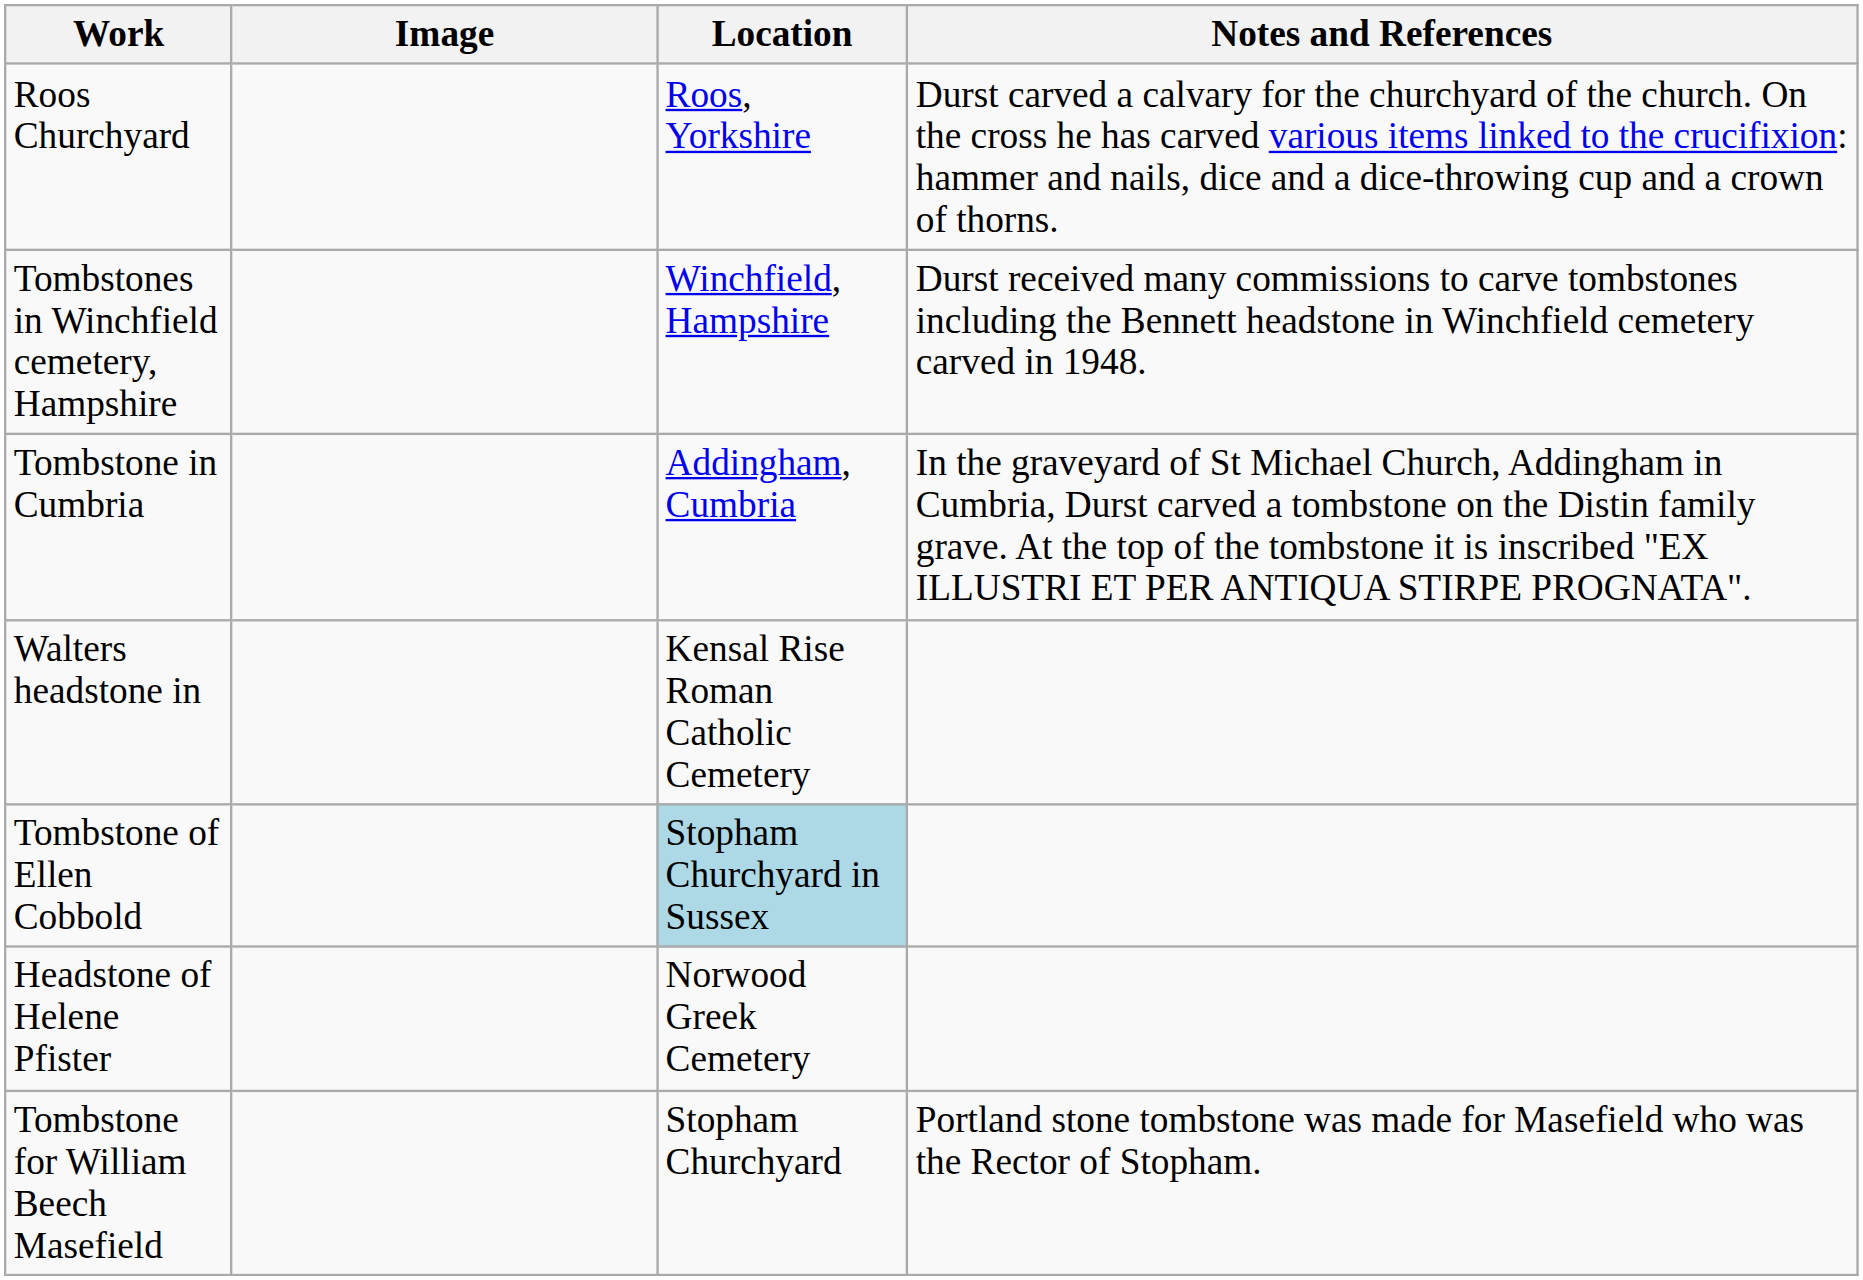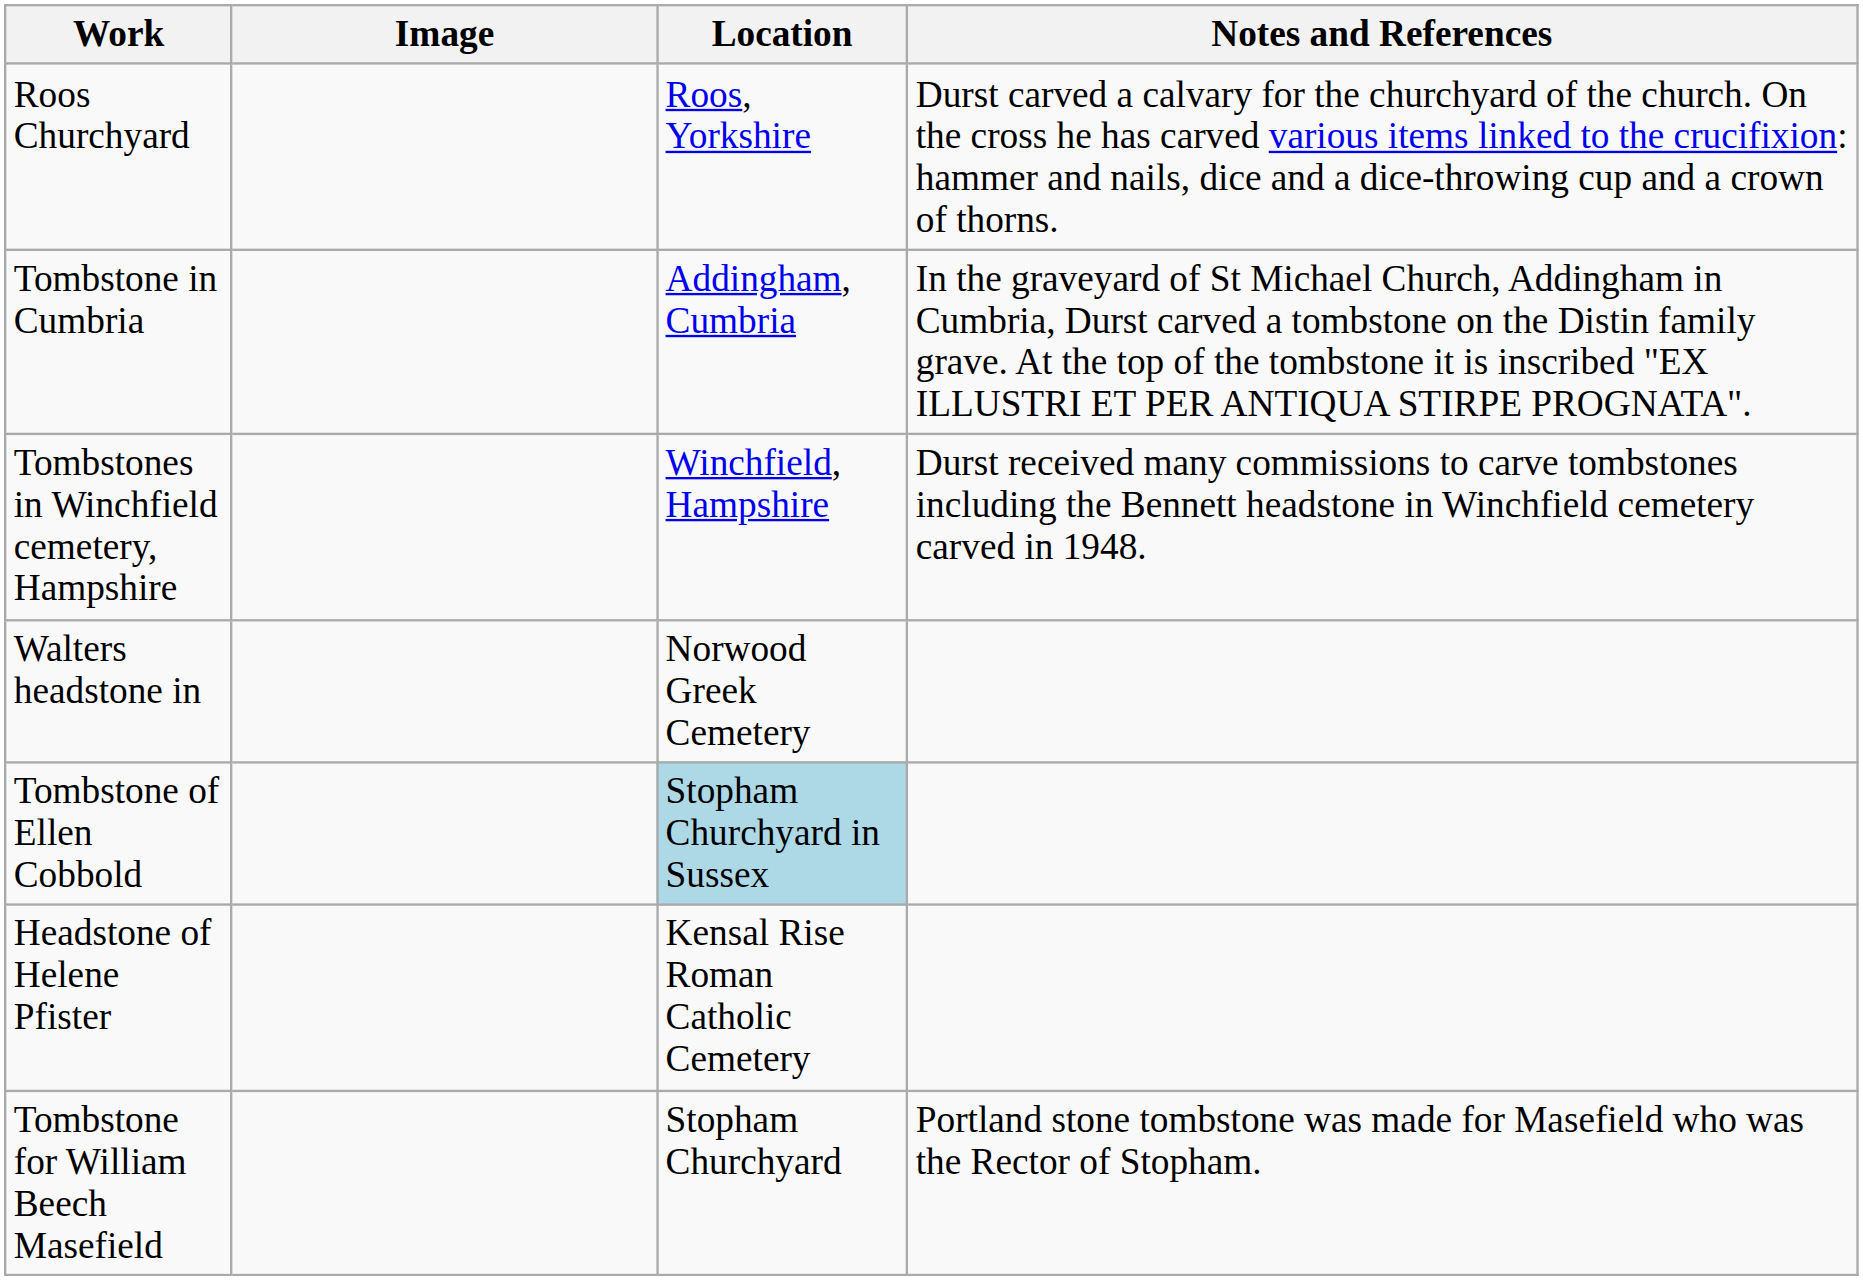rows swapped: (115, 484) <-> (116, 341)
(755, 710) Kensal Rise Roman Catholic Cemetery -> (738, 689) Norwood Greek Cemetery
(738, 1017) Norwood Greek Cemetery -> (755, 996) Kensal Rise Roman Catholic Cemetery
